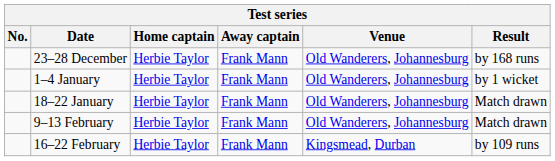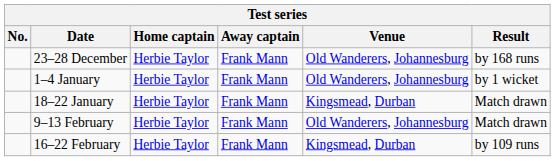(387, 101) Old Wanderers, Johannesburg -> (361, 101) Kingsmead, Durban
